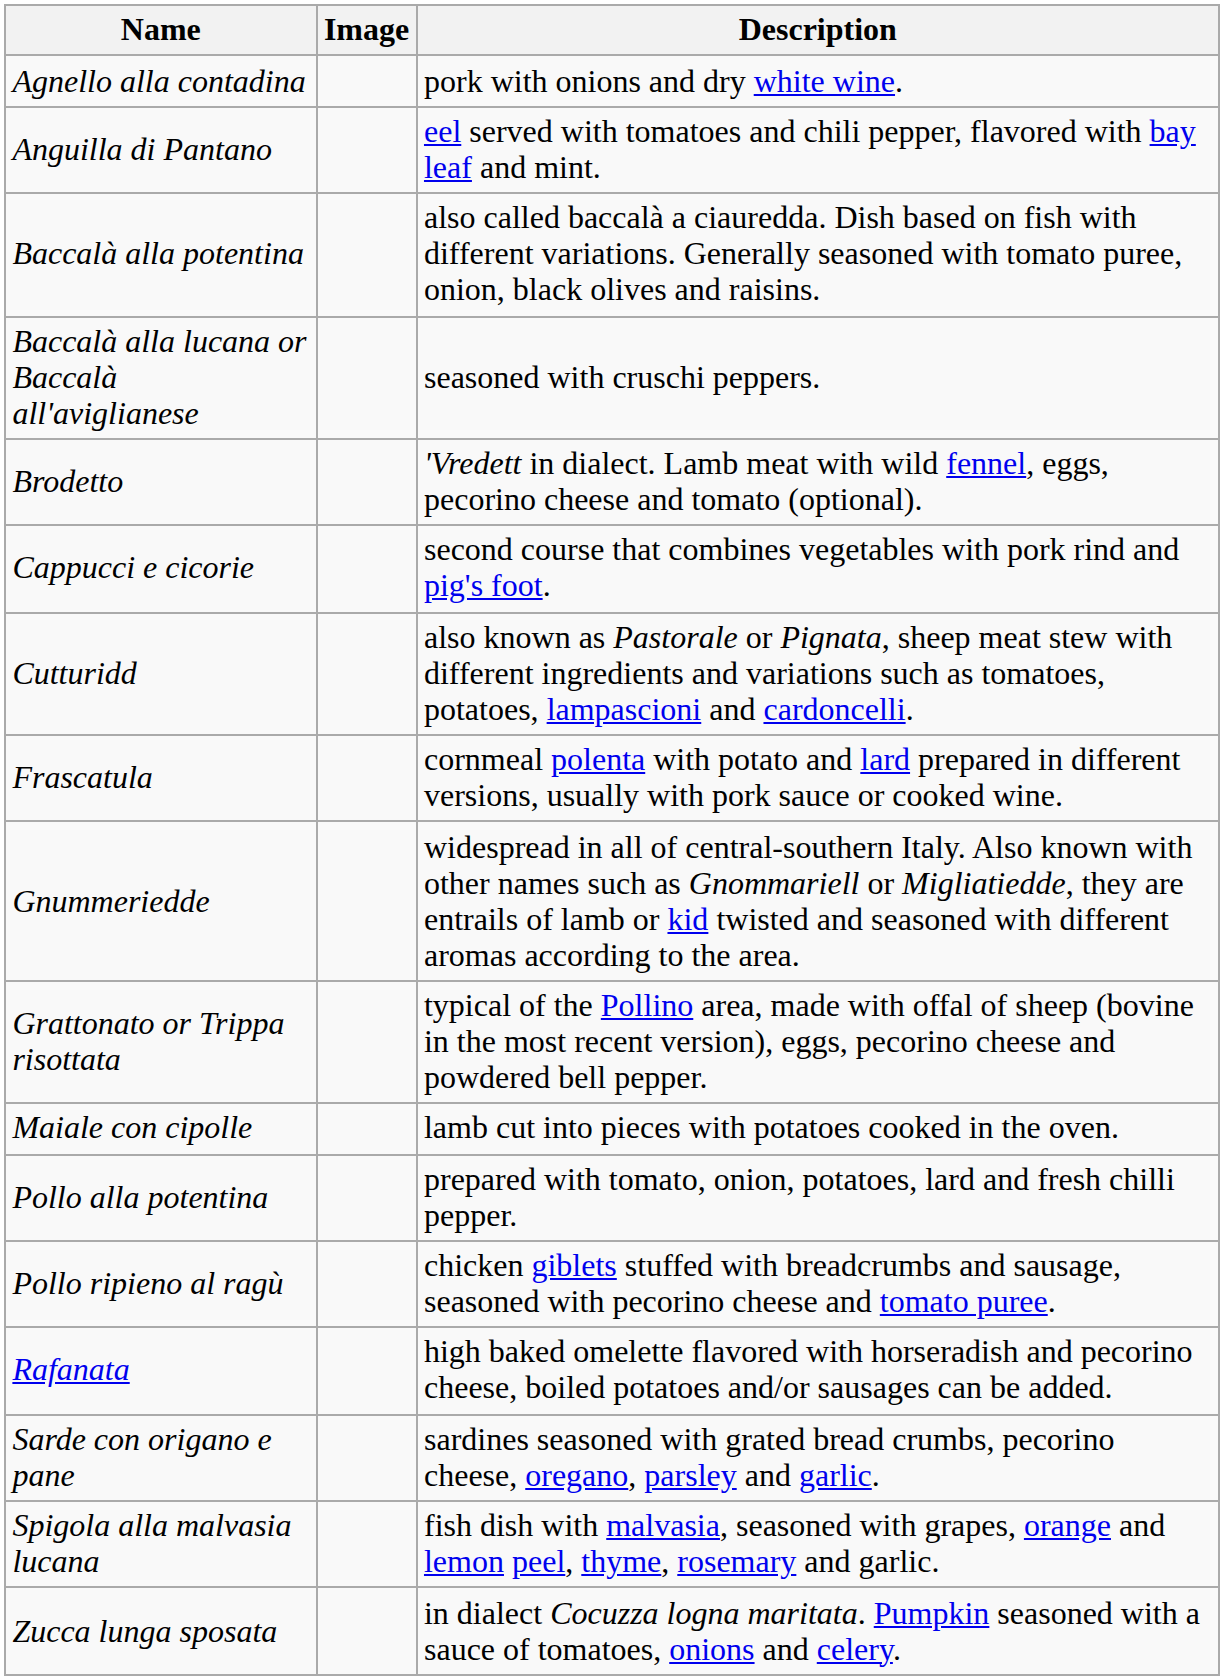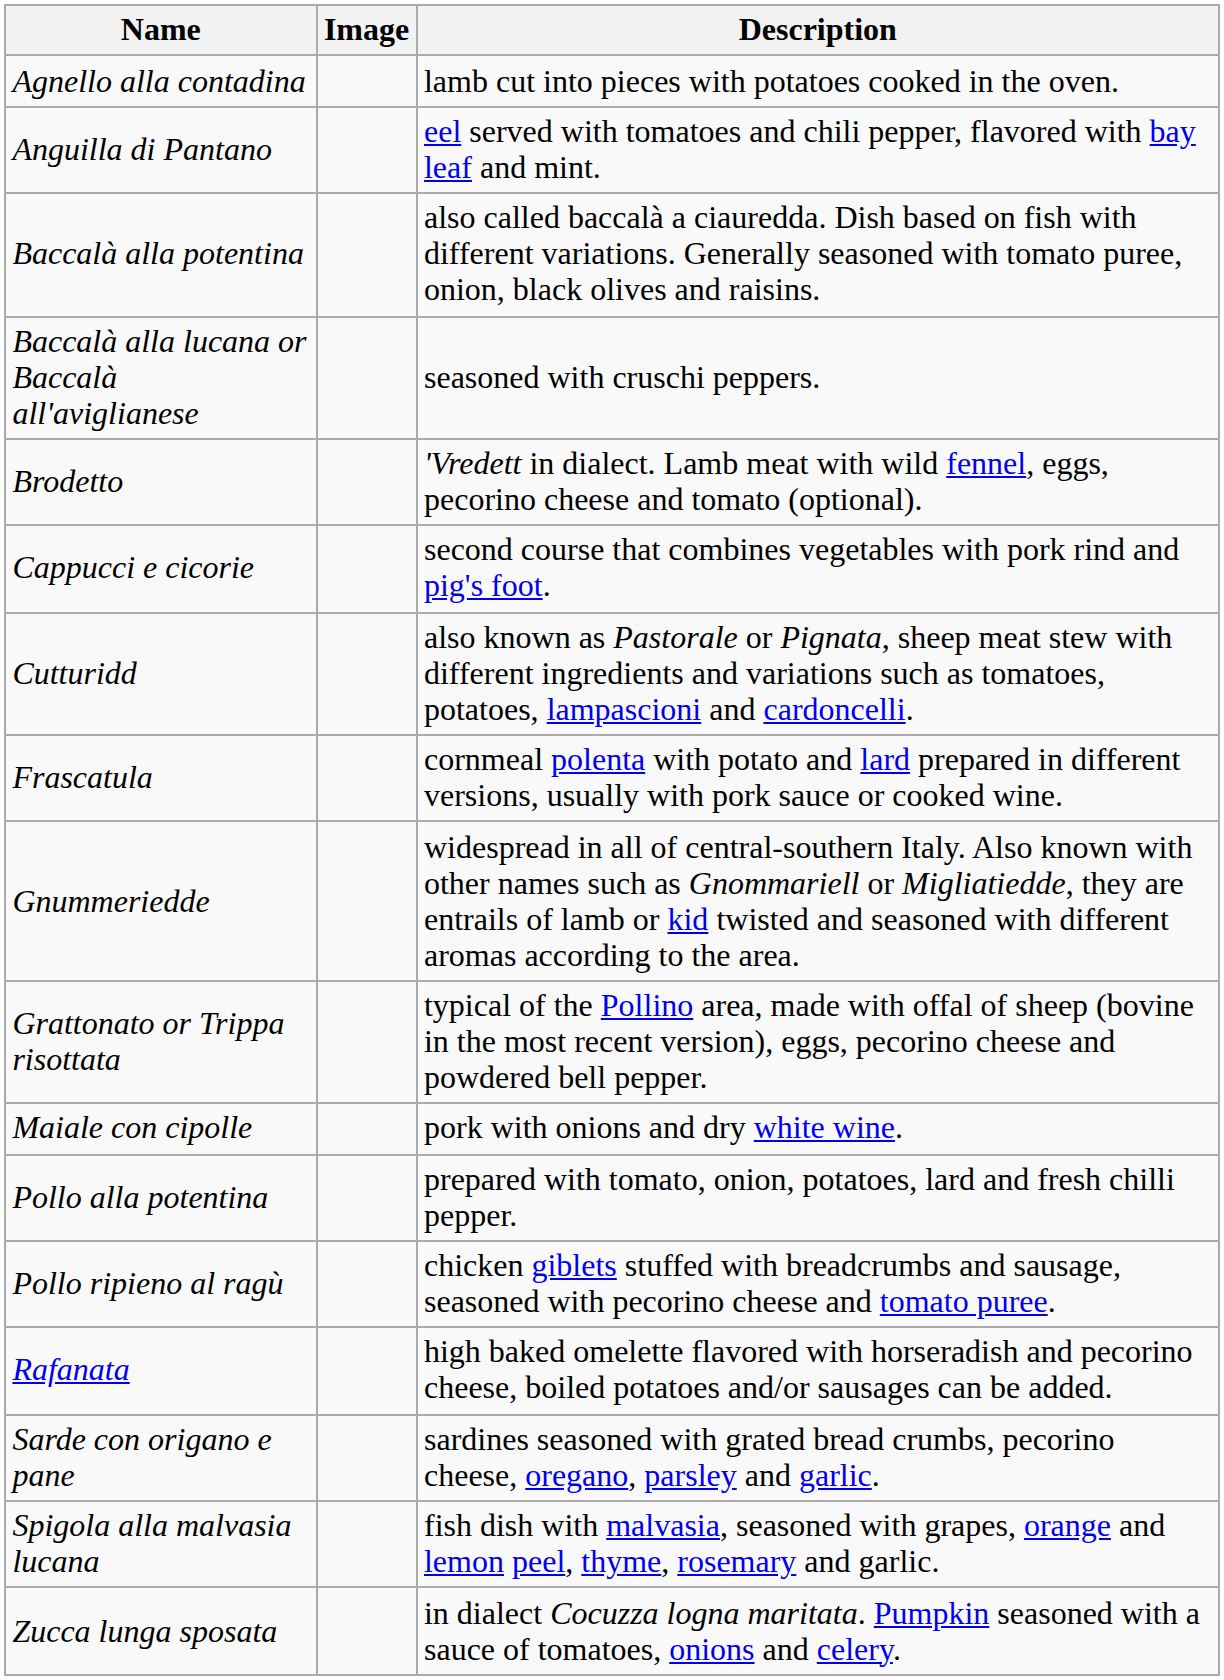(664, 80) pork with onions and dry white wine. -> (771, 80) lamb cut into pieces with potatoes cooked in the oven.
(771, 1128) lamb cut into pieces with potatoes cooked in the oven. -> (664, 1128) pork with onions and dry white wine.
